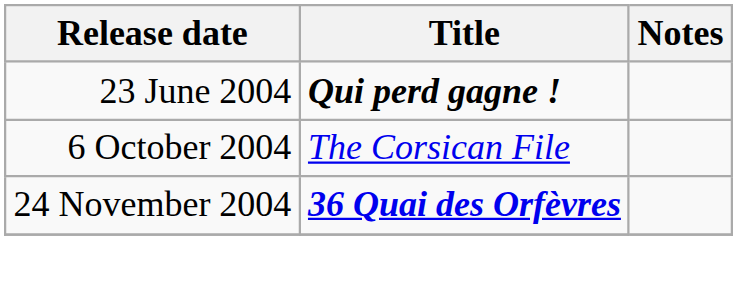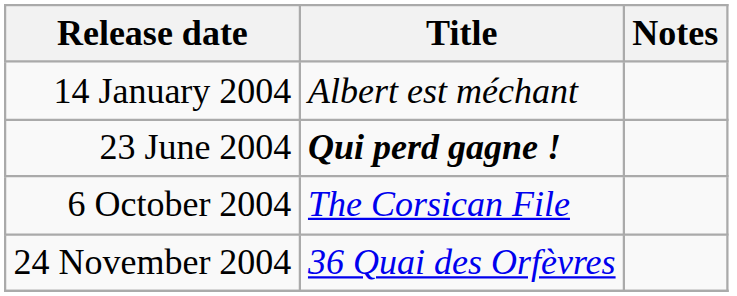+ row: (172, 90)
(464, 204) bold -> (462, 261) normal
